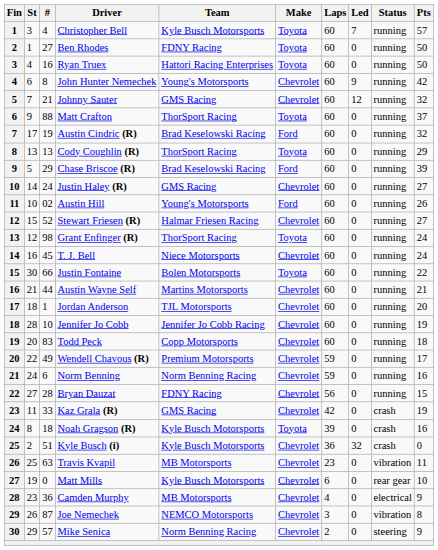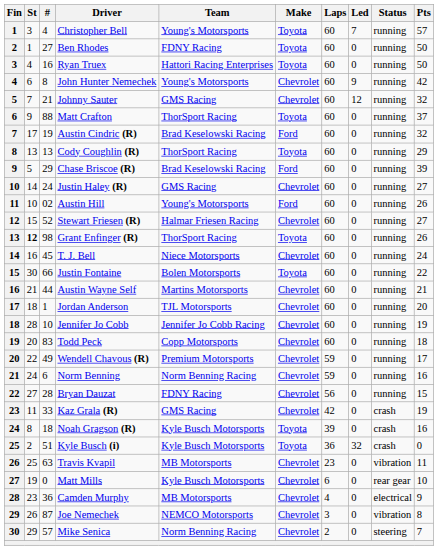(213, 30) Kyle Busch Motorsports -> (205, 30) Young's Motorsports
(32, 238) normal -> (32, 238) bold
(422, 238) 24 -> (422, 238) 26
(299, 445) Chevrolet -> (292, 445) Toyota
(419, 532) 9 -> (419, 532) 7
